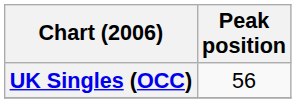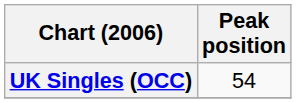(244, 80) 56 -> (244, 80) 54
